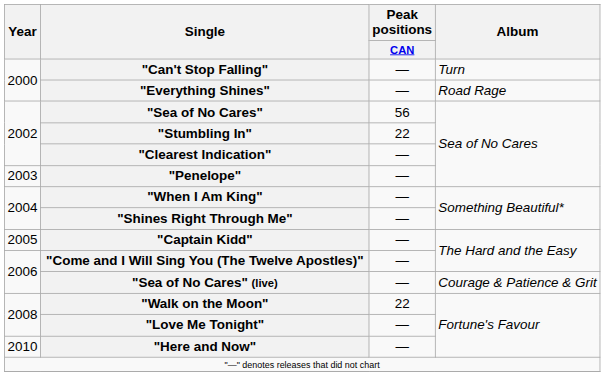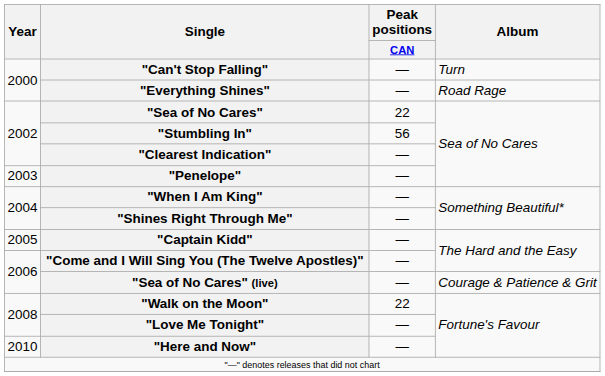(402, 112) 56 -> (402, 112) 22
(402, 133) 22 -> (402, 133) 56
